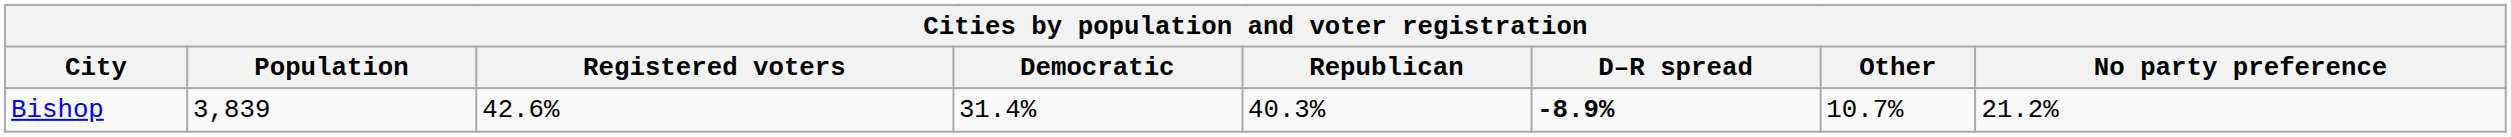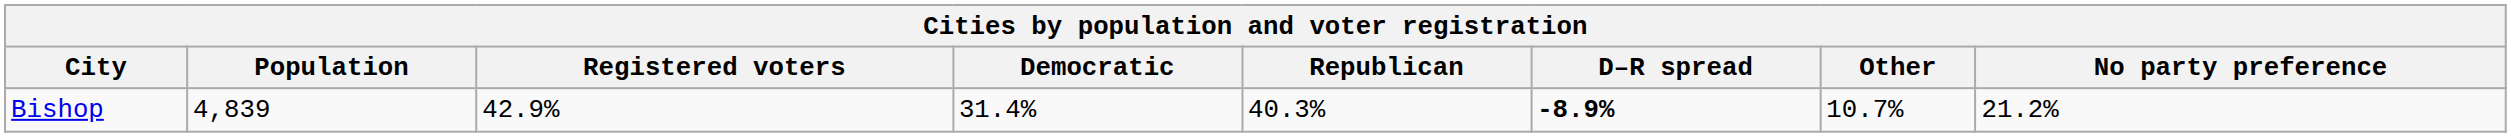(232, 110) 3,839 -> (232, 110) 4,839
(521, 110) 42.6% -> (521, 110) 42.9%
